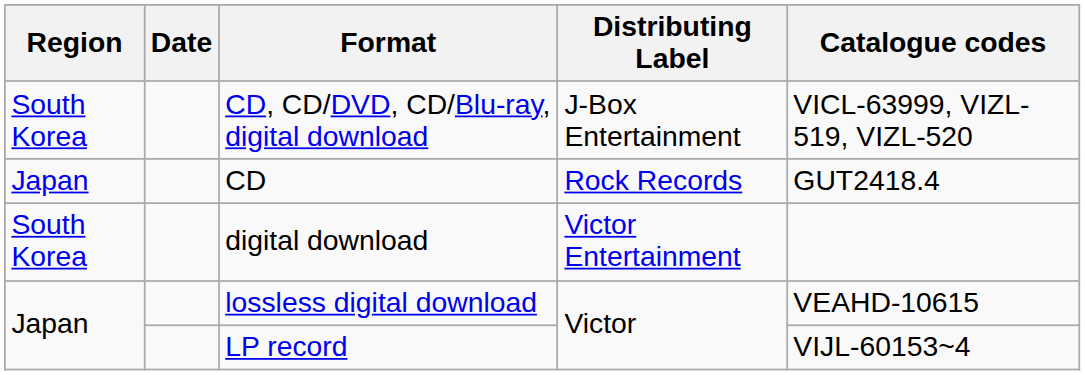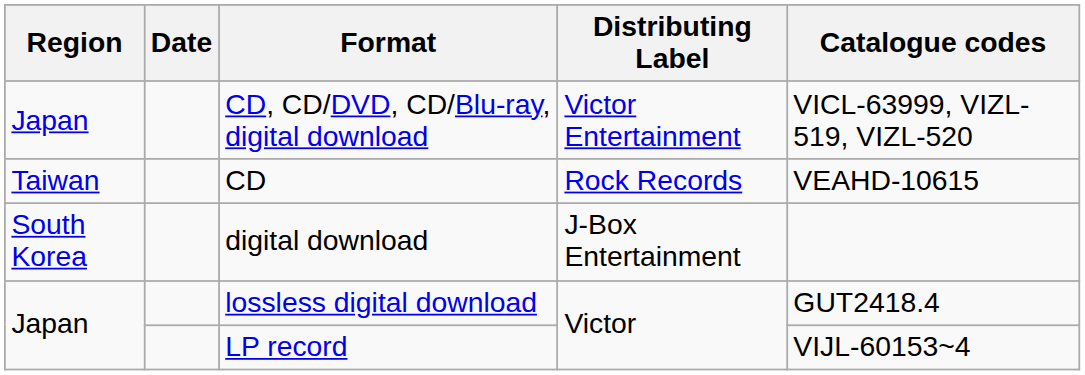(49, 119) South Korea -> (50, 119) Japan
(653, 119) J-Box Entertainment -> (653, 119) Victor Entertainment
(50, 180) Japan -> (55, 180) Taiwan
(867, 180) GUT2418.4 -> (886, 180) VEAHD-10615
(653, 241) Victor Entertainment -> (653, 241) J-Box Entertainment
(886, 302) VEAHD-10615 -> (867, 302) GUT2418.4
